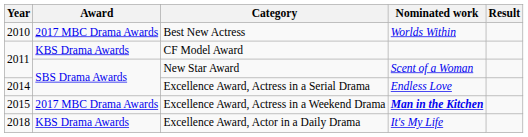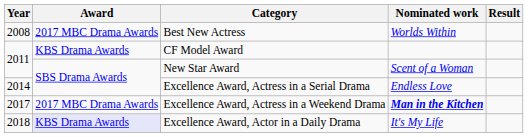(19, 31) 2010 -> (19, 31) 2008
(19, 104) 2015 -> (19, 104) 2017
(82, 123) no background -> (82, 123) lavender background
